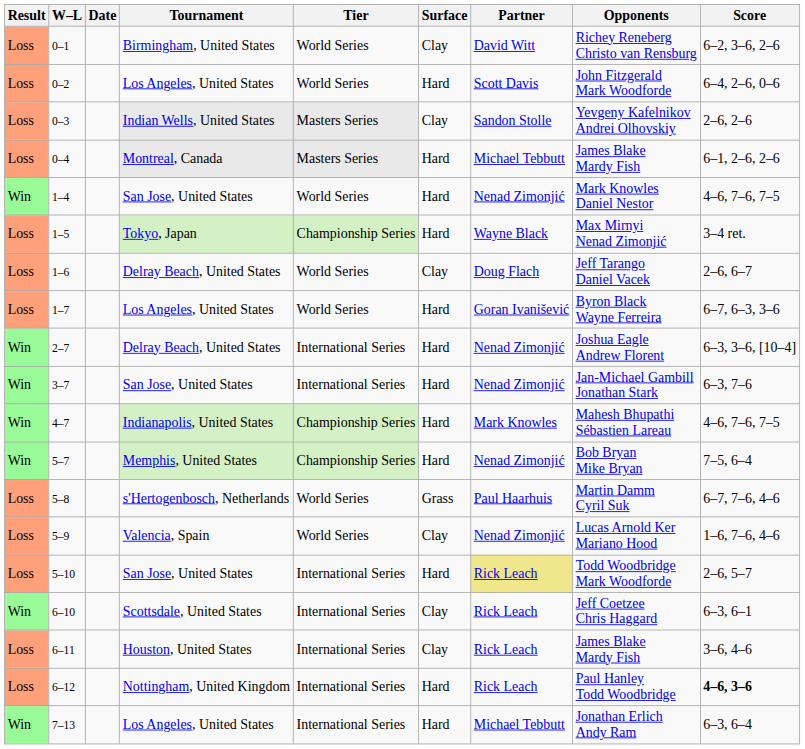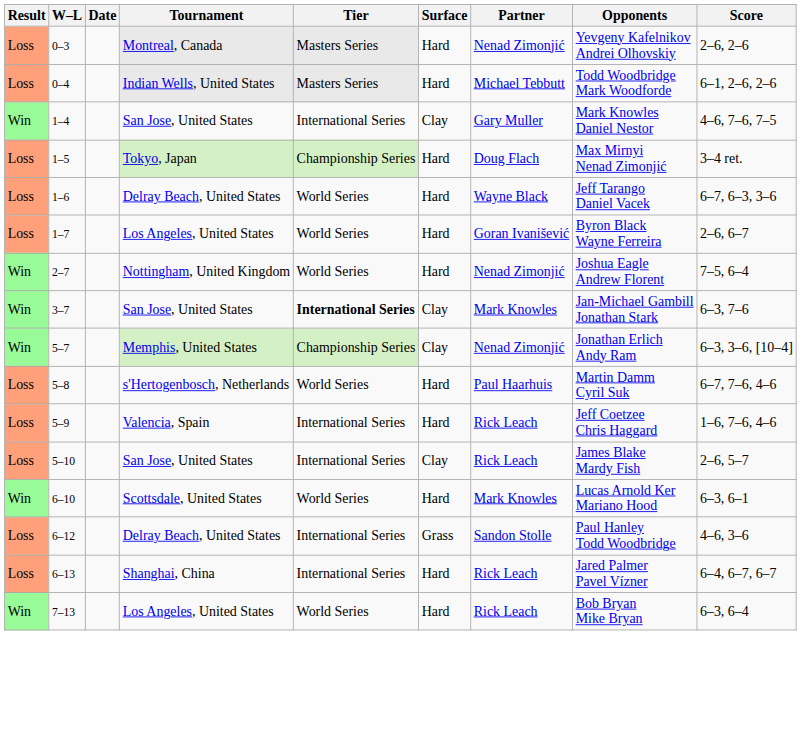- row: (61, 46)
- row: (61, 84)
(199, 120) Indian Wells, United States -> (173, 45) Montreal, Canada
(435, 120) Clay -> (436, 45) Hard
(513, 120) Sandon Stolle -> (519, 45) Nenad Zimonjić
(173, 158) Montreal, Canada -> (199, 83) Indian Wells, United States
(611, 158) James Blake Mardy Fish -> (626, 83) Todd Woodbridge Mark Woodforde
(333, 196) World Series -> (351, 120) International Series
(436, 196) Hard -> (435, 120) Clay
(519, 196) Nenad Zimonjić -> (508, 120) Gary Muller
(511, 234) Wayne Black -> (506, 158) Doug Flach
(435, 271) Clay -> (436, 196) Hard
(506, 271) Doug Flach -> (511, 196) Wayne Black
(728, 271) 2–6, 6–7 -> (738, 196) 6–7, 6–3, 3–6
(742, 309) 6–7, 6–3, 3–6 -> (724, 234) 2–6, 6–7
(202, 347) Delray Beach, United States -> (206, 271) Nottingham, United Kingdom
(351, 347) International Series -> (333, 271) World Series
(750, 347) 6–3, 3–6, [10–4] -> (724, 271) 7–5, 6–4
(351, 385) normal -> (356, 309) bold
(436, 385) Hard -> (435, 309) Clay
(519, 385) Nenad Zimonjić -> (515, 309) Mark Knowles
- row: (61, 423)
(436, 460) Hard -> (435, 347) Clay
(609, 460) Bob Bryan Mike Bryan -> (619, 347) Jonathan Erlich Andy Ram
(728, 460) 7–5, 6–4 -> (746, 347) 6–3, 3–6, [10–4]
(438, 498) Grass -> (436, 385) Hard
(333, 536) World Series -> (351, 422) International Series
(435, 536) Clay -> (436, 422) Hard
(519, 536) Nenad Zimonjić -> (506, 422) Rick Leach
(626, 536) Lucas Arnold Ker Mariano Hood -> (616, 422) Jeff Coetzee Chris Haggard
(436, 573) Hard -> (435, 460) Clay
(506, 573) khaki background -> (506, 460) no background
(626, 573) Todd Woodbridge Mark Woodforde -> (611, 460) James Blake Mardy Fish
(351, 611) International Series -> (333, 498) World Series
(435, 611) Clay -> (436, 498) Hard
(506, 611) Rick Leach -> (515, 498) Mark Knowles
(616, 611) Jeff Coetzee Chris Haggard -> (626, 498) Lucas Arnold Ker Mariano Hood
- row: (63, 650)
(206, 686) Nottingham, United Kingdom -> (202, 536) Delray Beach, United States
(436, 686) Hard -> (438, 536) Grass
(506, 686) Rick Leach -> (513, 536) Sandon Stolle
(728, 686) bold -> (724, 536) normal
+ row: (64, 574)
(351, 724) International Series -> (333, 611) World Series
(519, 724) Michael Tebbutt -> (506, 611) Rick Leach
(619, 724) Jonathan Erlich Andy Ram -> (609, 611) Bob Bryan Mike Bryan
